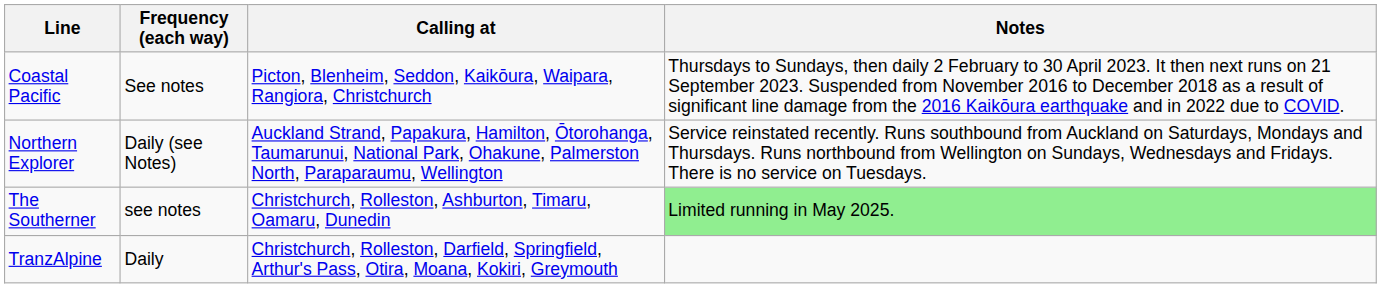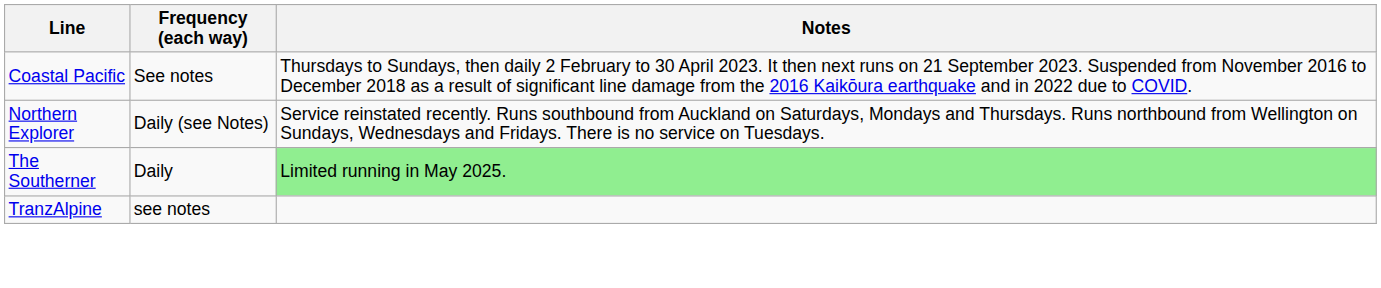- column: (456, 28)
(163, 211) see notes -> (153, 171) Daily
(144, 258) Daily -> (172, 209) see notes
